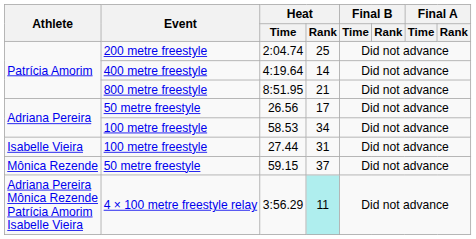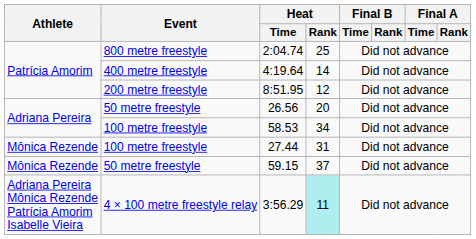(155, 52) 200 metre freestyle -> (155, 52) 800 metre freestyle
(155, 90) 800 metre freestyle -> (155, 90) 200 metre freestyle
(323, 90) 21 -> (323, 90) 12
(323, 109) 17 -> (323, 109) 20
(45, 147) Isabelle Vieira -> (53, 147) Mônica Rezende
